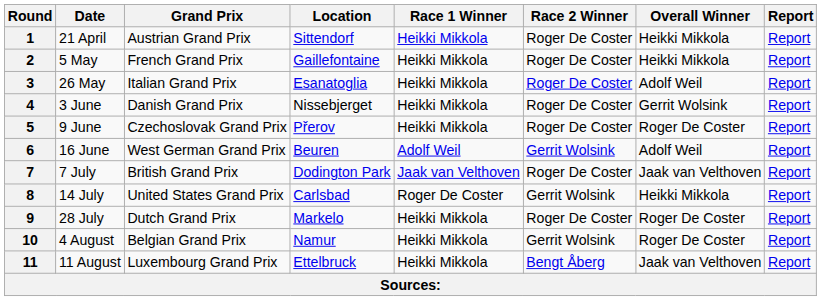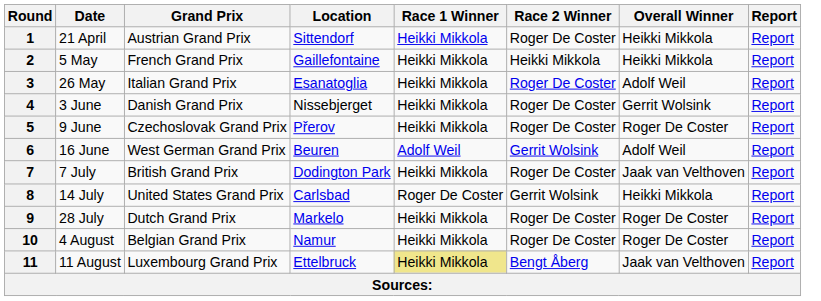(579, 61) Roger De Coster -> (555, 61) Heikki Mikkola
(459, 172) Jaak van Velthoven -> (442, 172) Heikki Mikkola
(571, 240) Gerrit Wolsink -> (563, 240) Roger De Coster
(442, 262) no background -> (442, 262) khaki background
